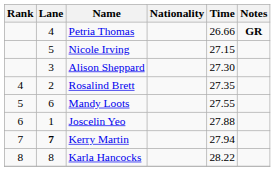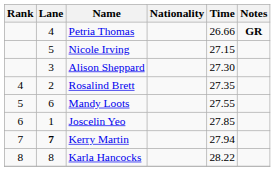(222, 121) 27.88 -> (222, 121) 27.85
